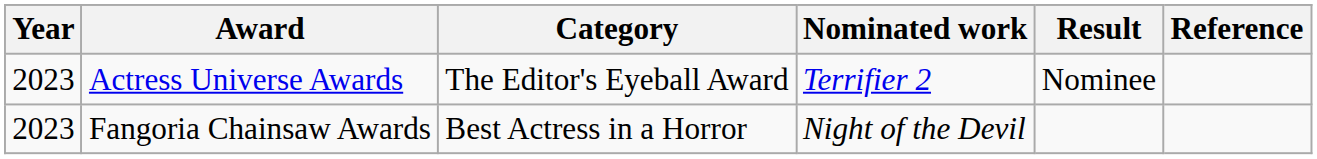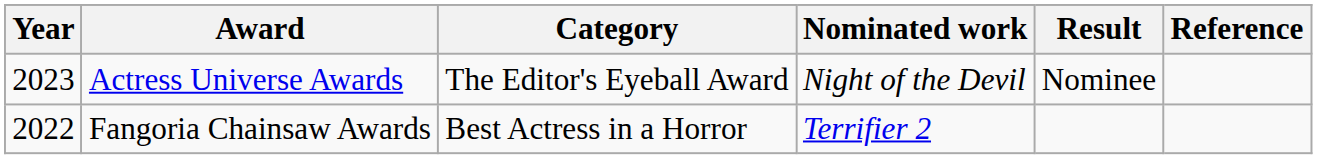(867, 78) Terrifier 2 -> (914, 78) Night of the Devil
(43, 128) 2023 -> (43, 128) 2022
(914, 128) Night of the Devil -> (867, 128) Terrifier 2
